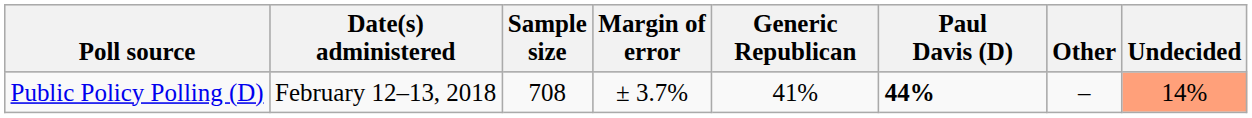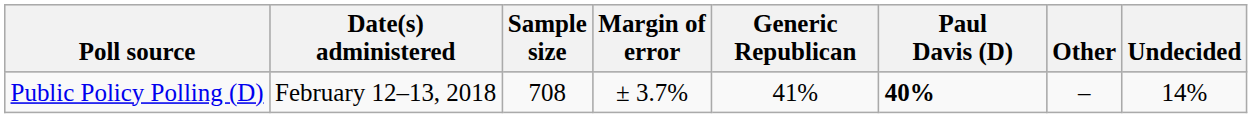(910, 91) 44% -> (910, 91) 40%
(1184, 91) lightsalmon background -> (1184, 91) no background
